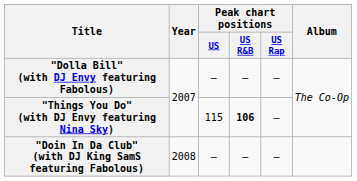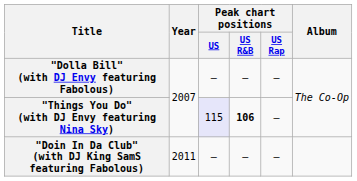(214, 117) no background -> (214, 117) lavender background
(184, 157) 2008 -> (184, 157) 2011
